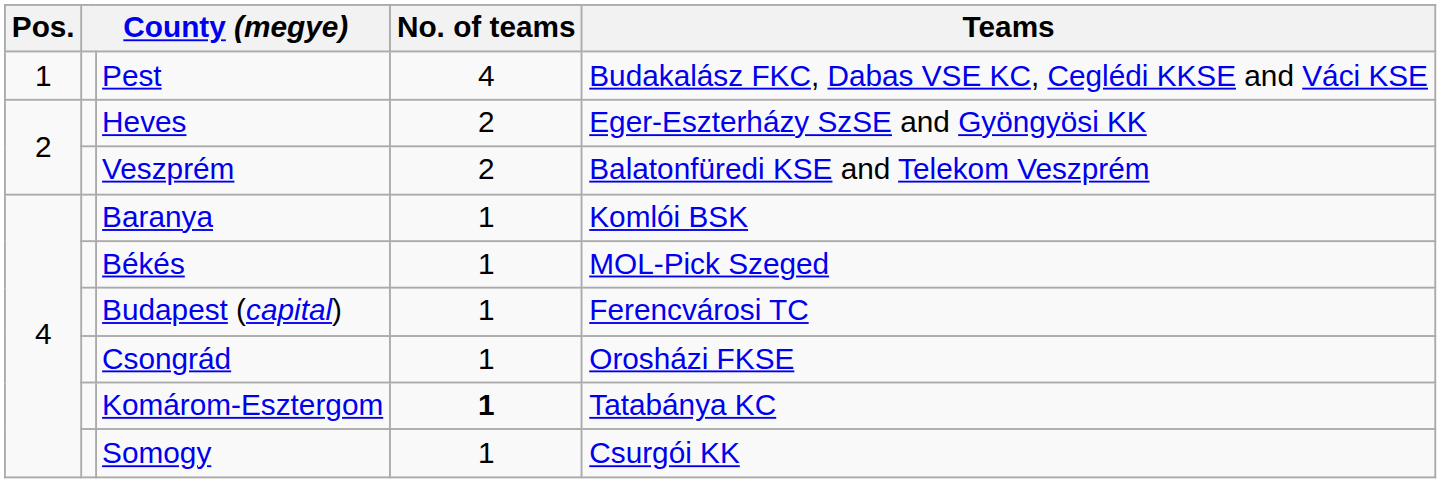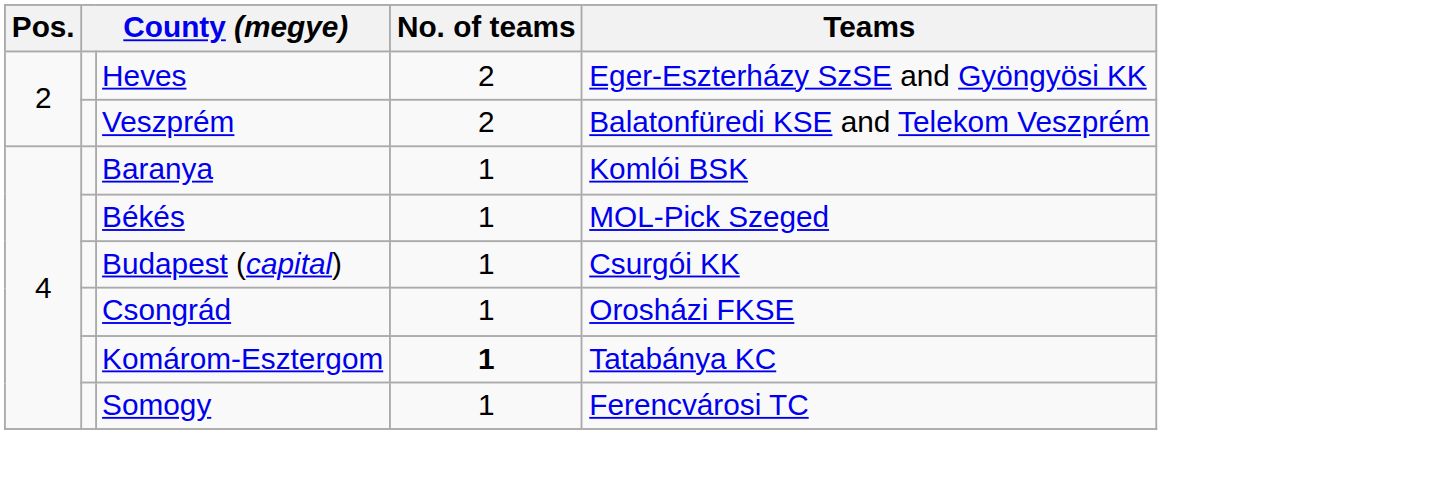- row: (132, 75)
(699, 311) Ferencvárosi TC -> (665, 264) Csurgói KK
(665, 452) Csurgói KK -> (699, 405) Ferencvárosi TC
